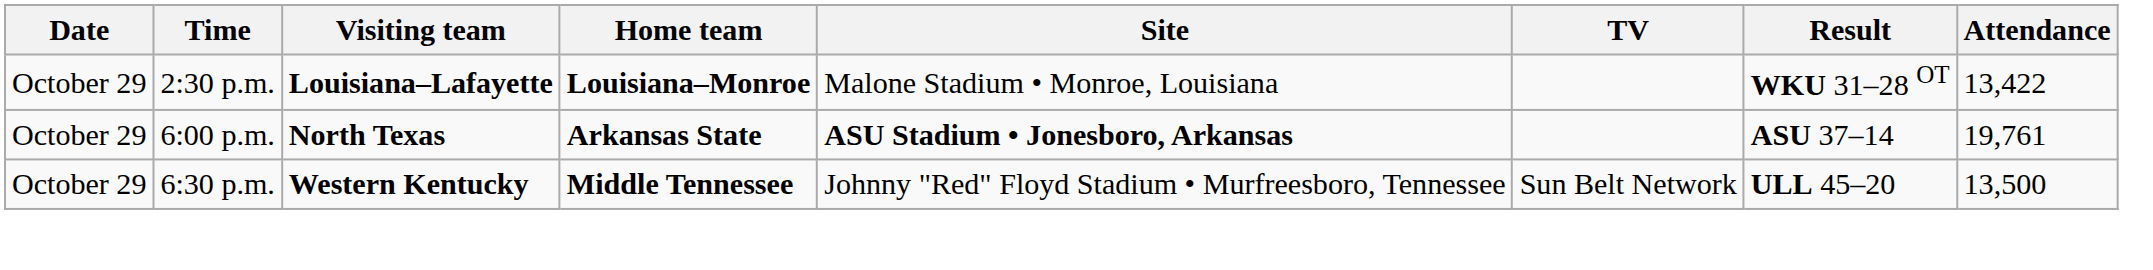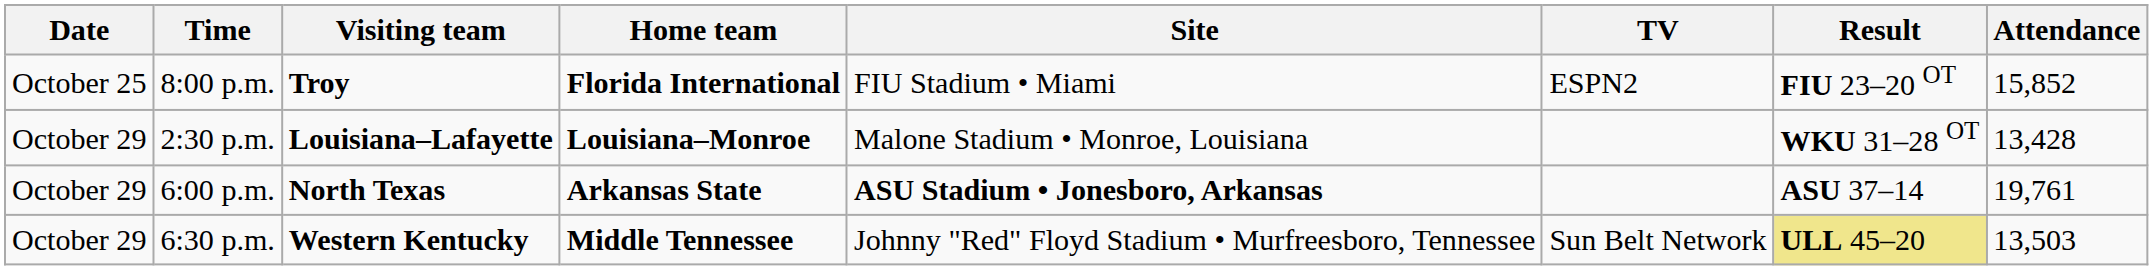+ row: (218, 82)
(2005, 82) 13,422 -> (2035, 137) 13,428
(1823, 184) no background -> (1853, 240) khaki background
(2005, 184) 13,500 -> (2035, 240) 13,503
